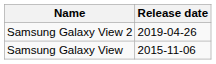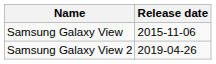rows swapped: (65, 50) <-> (70, 31)
